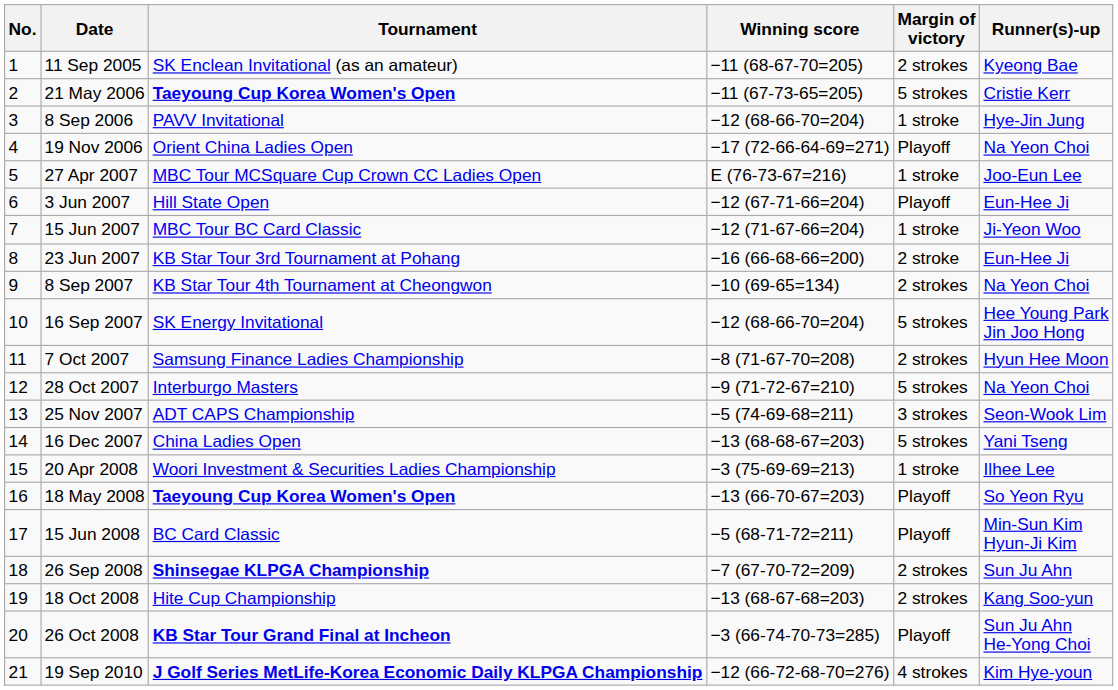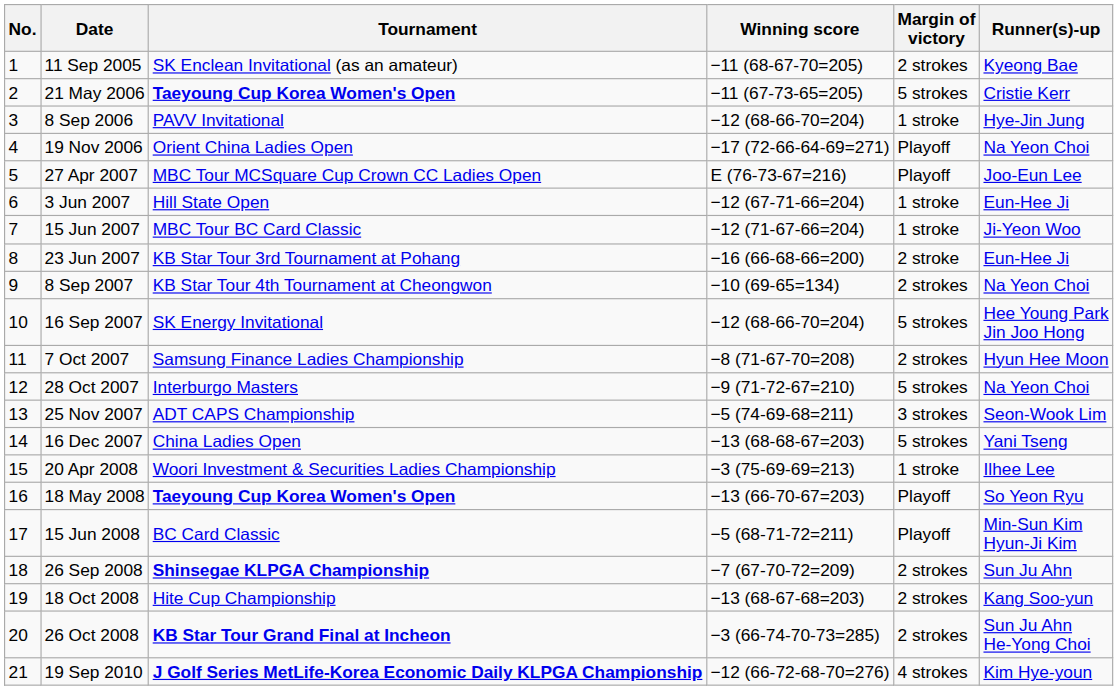(928, 175) 1 stroke -> (924, 175) Playoff
(924, 202) Playoff -> (928, 202) 1 stroke
(924, 635) Playoff -> (933, 635) 2 strokes
